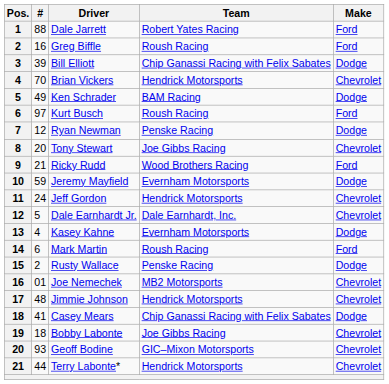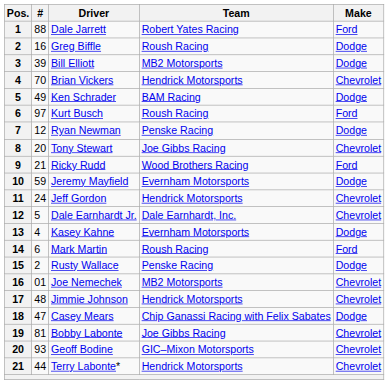(347, 47) Ford -> (351, 47) Dodge
(236, 63) Chip Ganassi Racing with Felix Sabates -> (182, 63) MB2 Motorsports
(40, 316) 41 -> (40, 316) 47
(40, 333) 18 -> (40, 333) 81
